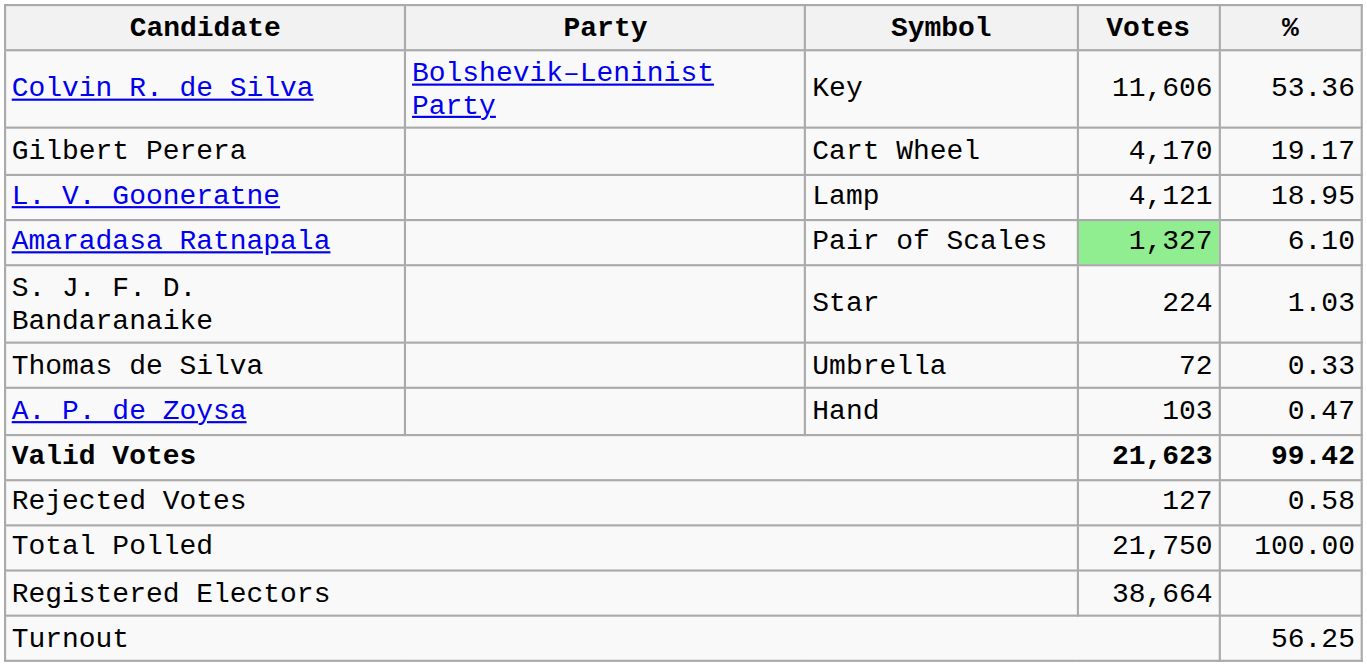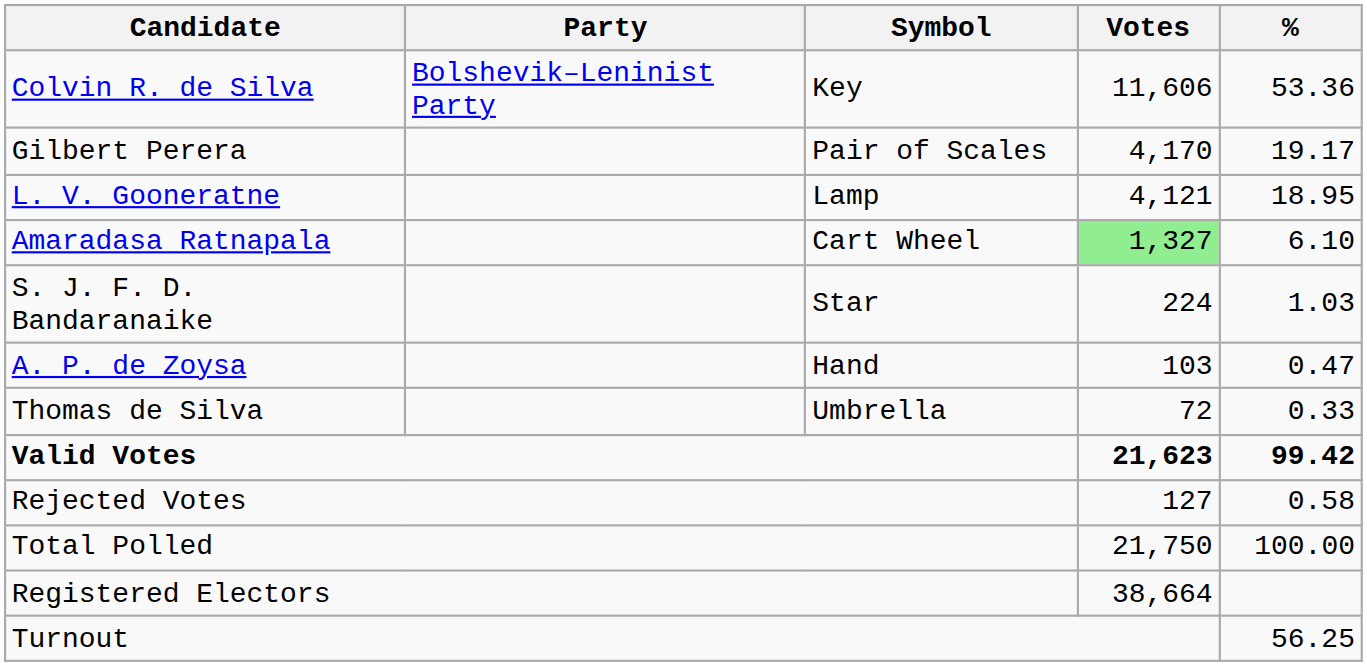(896, 151) Cart Wheel -> (930, 151) Pair of Scales
(930, 242) Pair of Scales -> (896, 242) Cart Wheel
rows swapped: (129, 411) <-> (138, 366)
